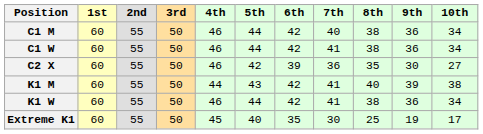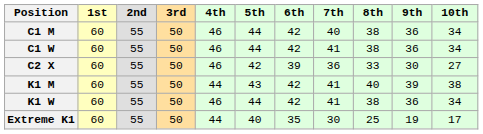(373, 67) 35 -> (373, 67) 33
(215, 120) 45 -> (215, 120) 44
